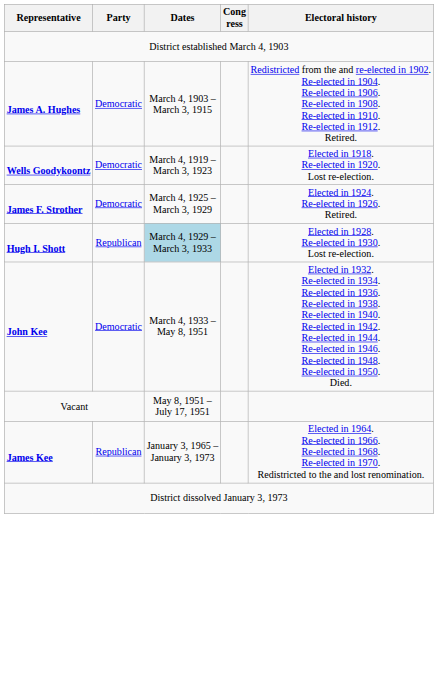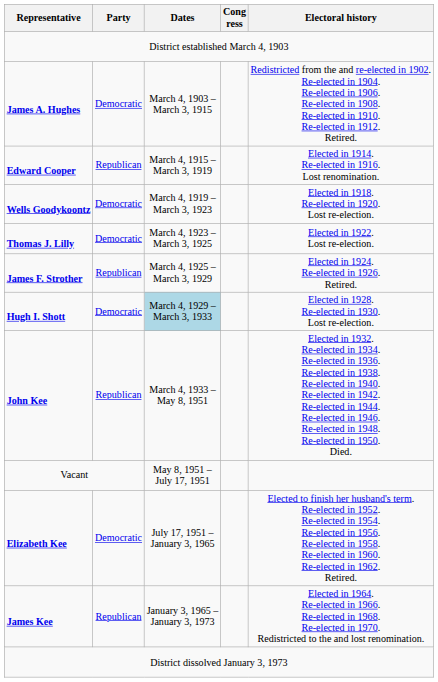+ row: (41, 171)
+ row: (40, 244)
(119, 204) Democratic -> (119, 272) Republican
(119, 242) Republican -> (119, 311) Democratic
(119, 326) Democratic -> (119, 395) Republican
+ row: (37, 543)
